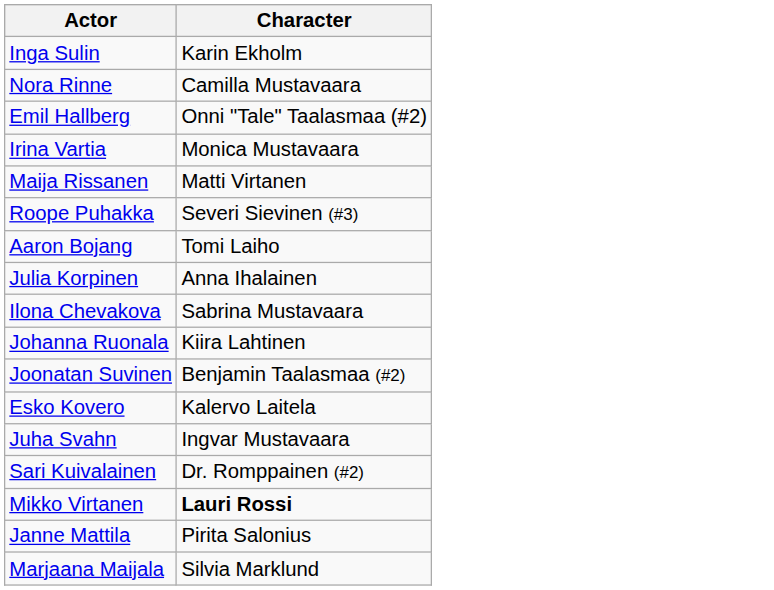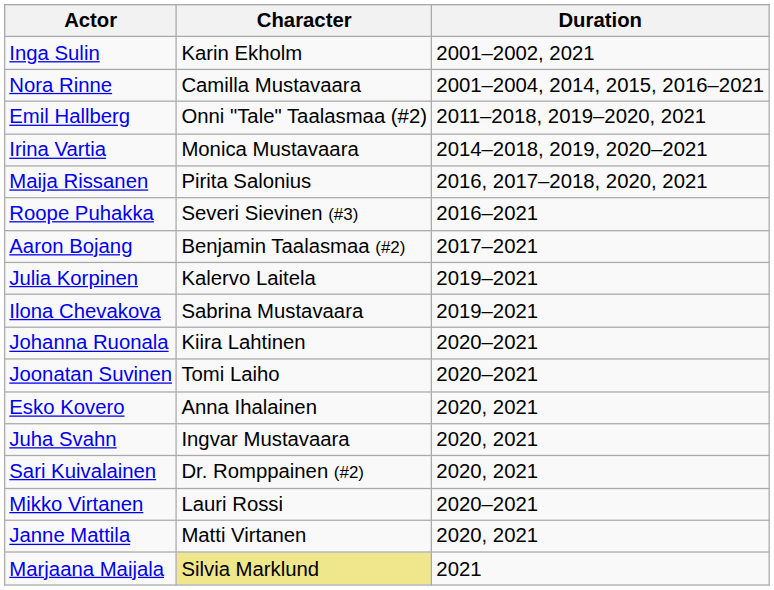+ column: (600, 20)
(244, 181) Matti Virtanen -> (246, 181) Pirita Salonius
(231, 246) Tomi Laiho -> (293, 246) Benjamin Taalasmaa (#2)
(249, 278) Anna Ihalainen -> (249, 278) Kalervo Laitela
(293, 375) Benjamin Taalasmaa (#2) -> (231, 375) Tomi Laiho
(249, 407) Kalervo Laitela -> (249, 407) Anna Ihalainen
(237, 504) bold -> (232, 504) normal
(246, 536) Pirita Salonius -> (244, 536) Matti Virtanen
(250, 568) no background -> (250, 568) khaki background
